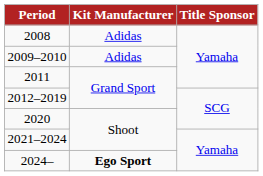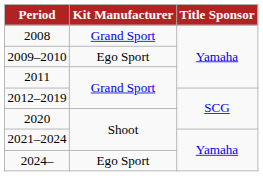(123, 35) Adidas -> (123, 35) Grand Sport
(123, 56) Adidas -> (123, 56) Ego Sport
(123, 160) bold -> (123, 160) normal
